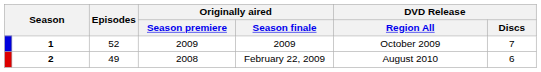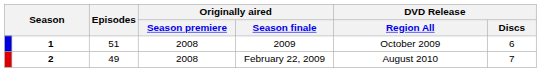(114, 43) 52 -> (114, 43) 51
(187, 43) 2009 -> (187, 43) 2008
(512, 43) 7 -> (512, 43) 6
(512, 59) 6 -> (512, 59) 7
